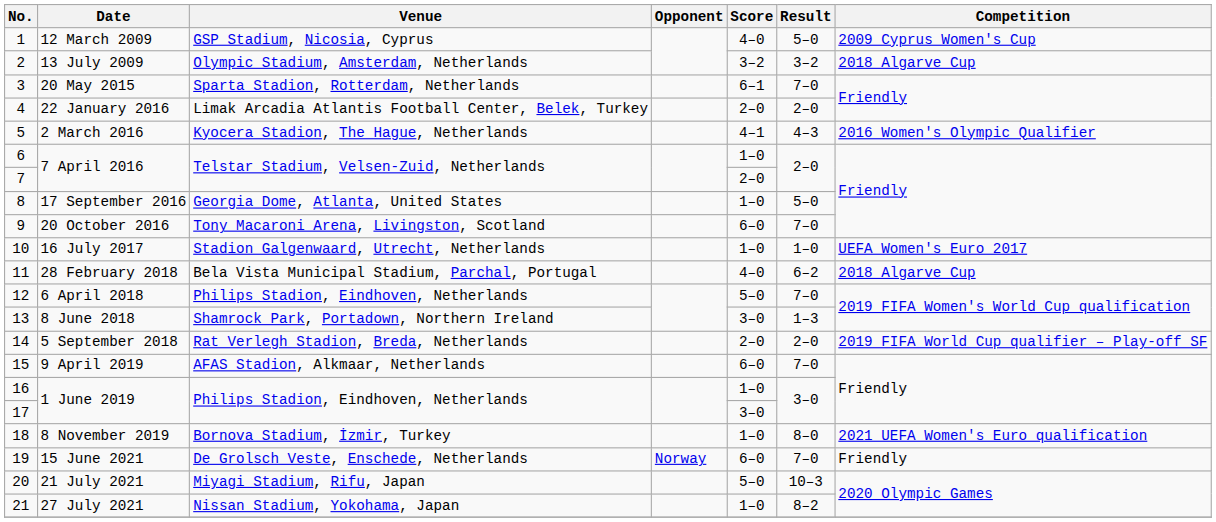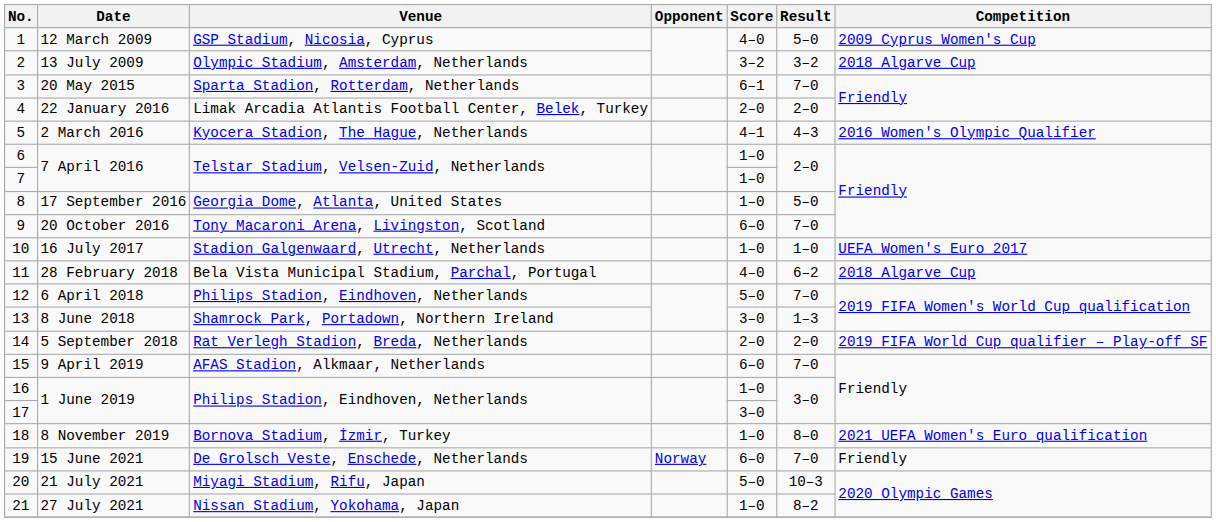(752, 179) 2–0 -> (752, 179) 1–0
